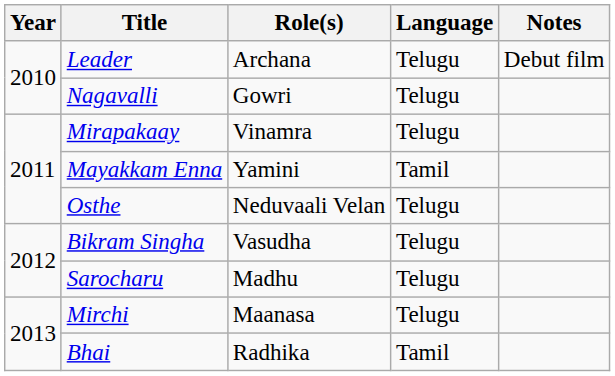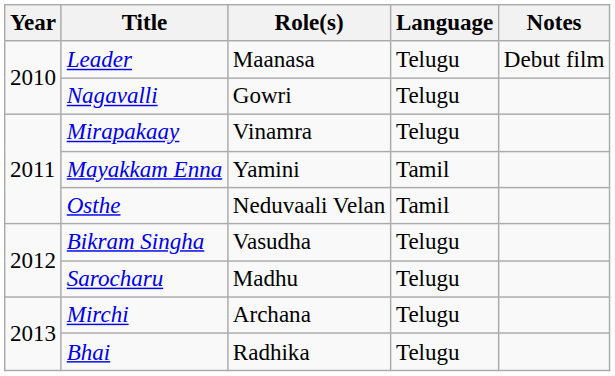(272, 59) Archana -> (274, 59) Maanasa
(428, 205) Telugu -> (423, 205) Tamil
(274, 315) Maanasa -> (272, 315) Archana
(423, 351) Tamil -> (428, 351) Telugu
